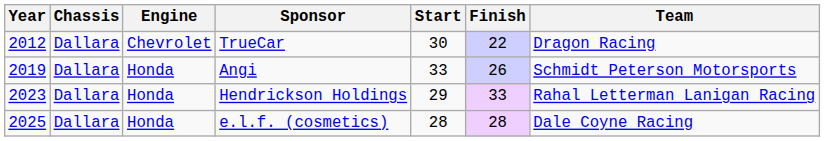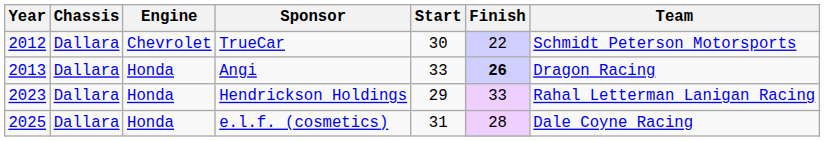(594, 44) Dragon Racing -> (665, 44) Schmidt Peterson Motorsports
(27, 70) 2019 -> (27, 70) 2013
(498, 70) normal -> (498, 70) bold
(665, 70) Schmidt Peterson Motorsports -> (594, 70) Dragon Racing
(438, 123) 28 -> (438, 123) 31
